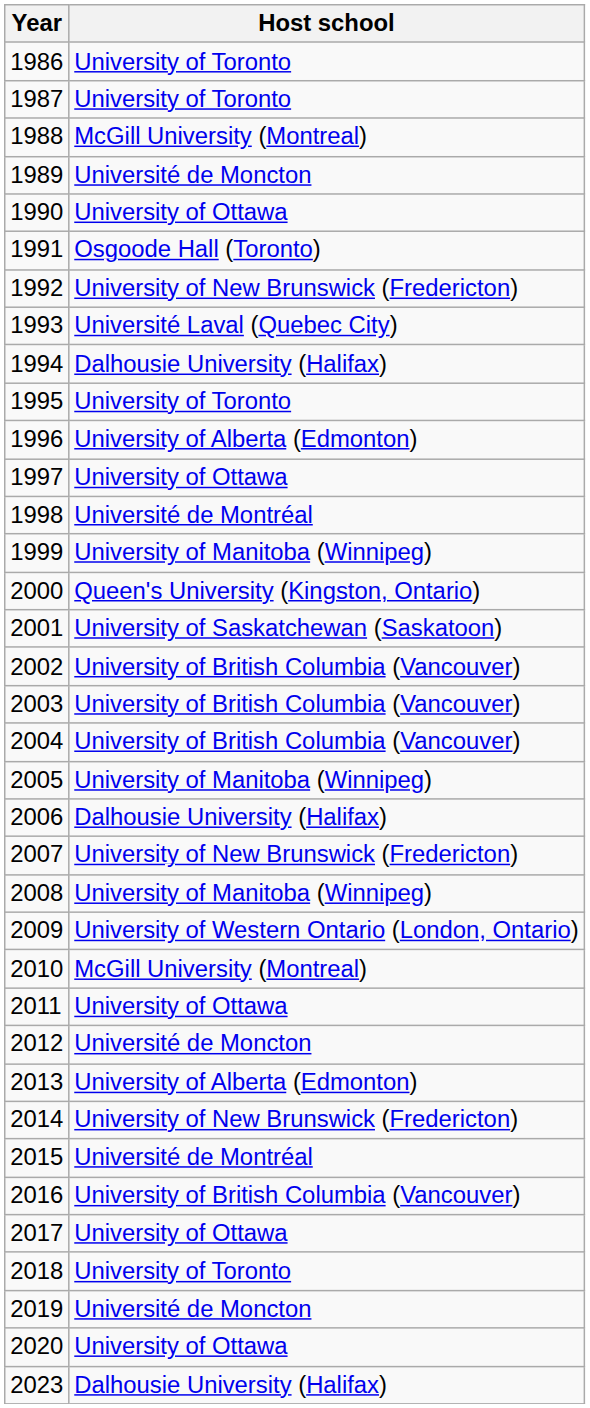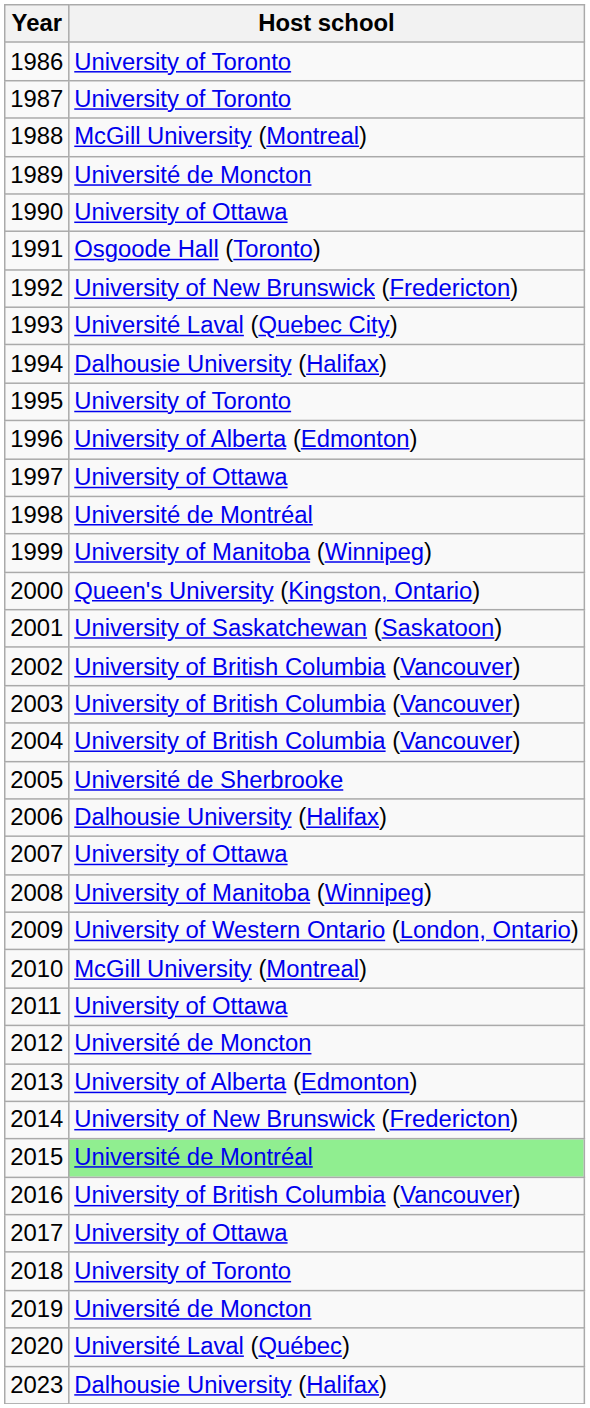(253, 779) University of Manitoba (Winnipeg) -> (209, 779) Université de Sherbrooke
(296, 855) University of New Brunswick (Fredericton) -> (181, 855) University of Ottawa
(194, 1157) no background -> (194, 1157) lightgreen background
(181, 1346) University of Ottawa -> (212, 1346) Université Laval (Québec)
